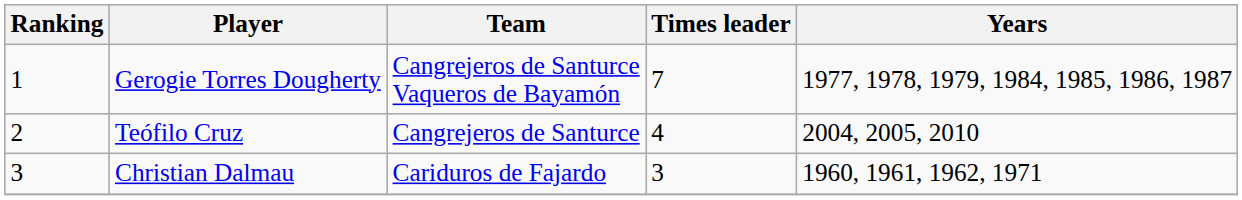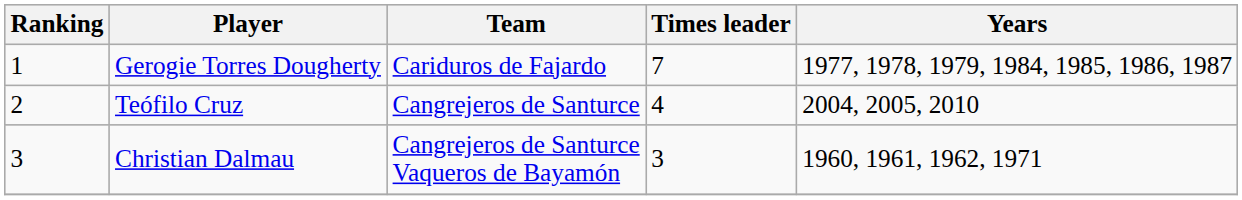(516, 78) Cangrejeros de Santurce Vaqueros de Bayamón -> (499, 64) Cariduros de Fajardo
(499, 173) Cariduros de Fajardo -> (516, 159) Cangrejeros de Santurce Vaqueros de Bayamón
